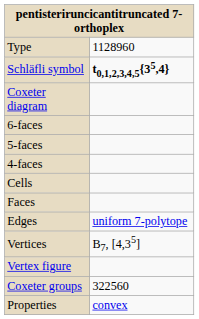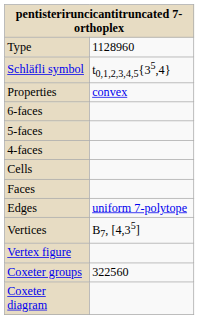(131, 69) bold -> (131, 69) normal
rows swapped: (27, 99) <-> (32, 305)
